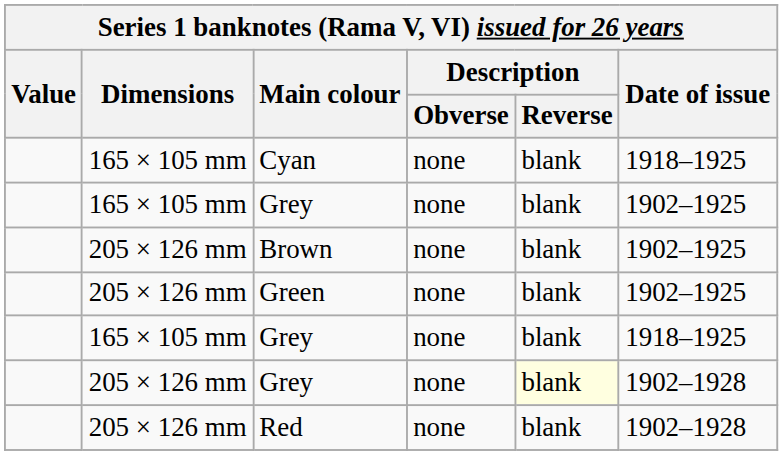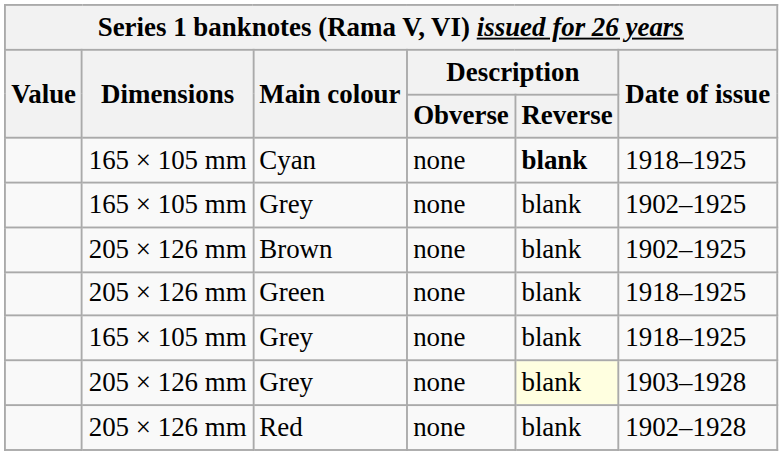(551, 160) normal -> (554, 160) bold
(686, 293) 1902–1925 -> (686, 293) 1918–1925
(686, 382) 1902–1928 -> (686, 382) 1903–1928
